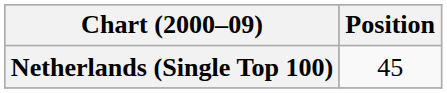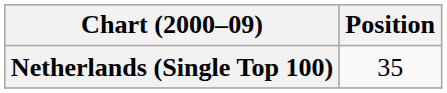(390, 66) 45 -> (390, 66) 35
